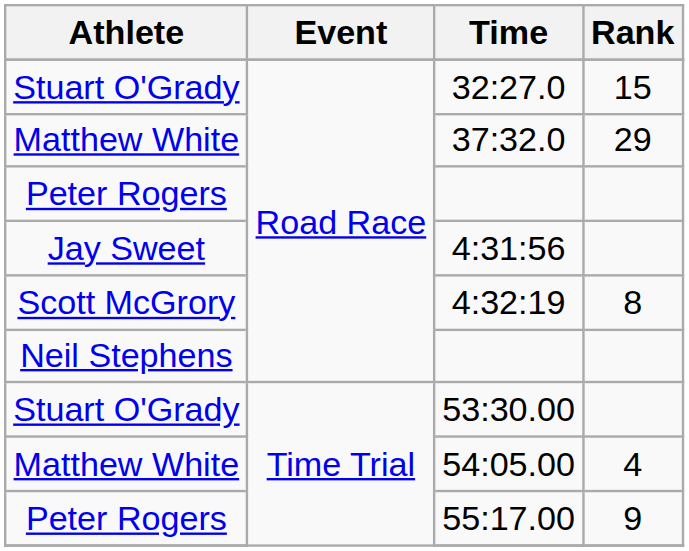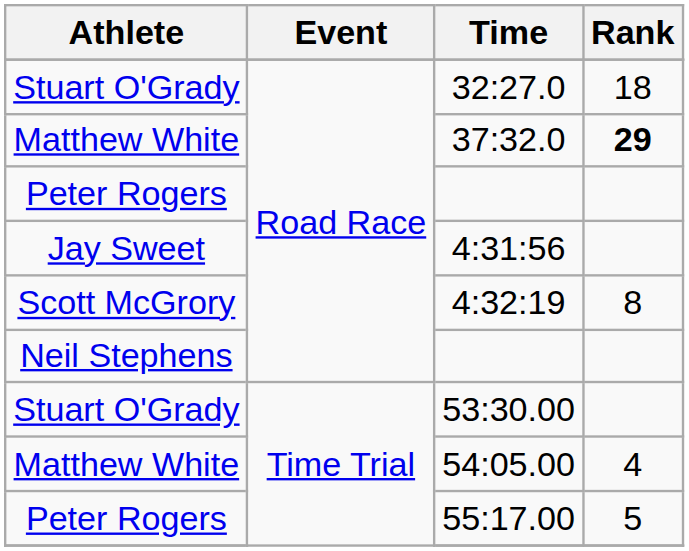(633, 86) 15 -> (633, 86) 18
(633, 140) normal -> (633, 140) bold
(633, 518) 9 -> (633, 518) 5
